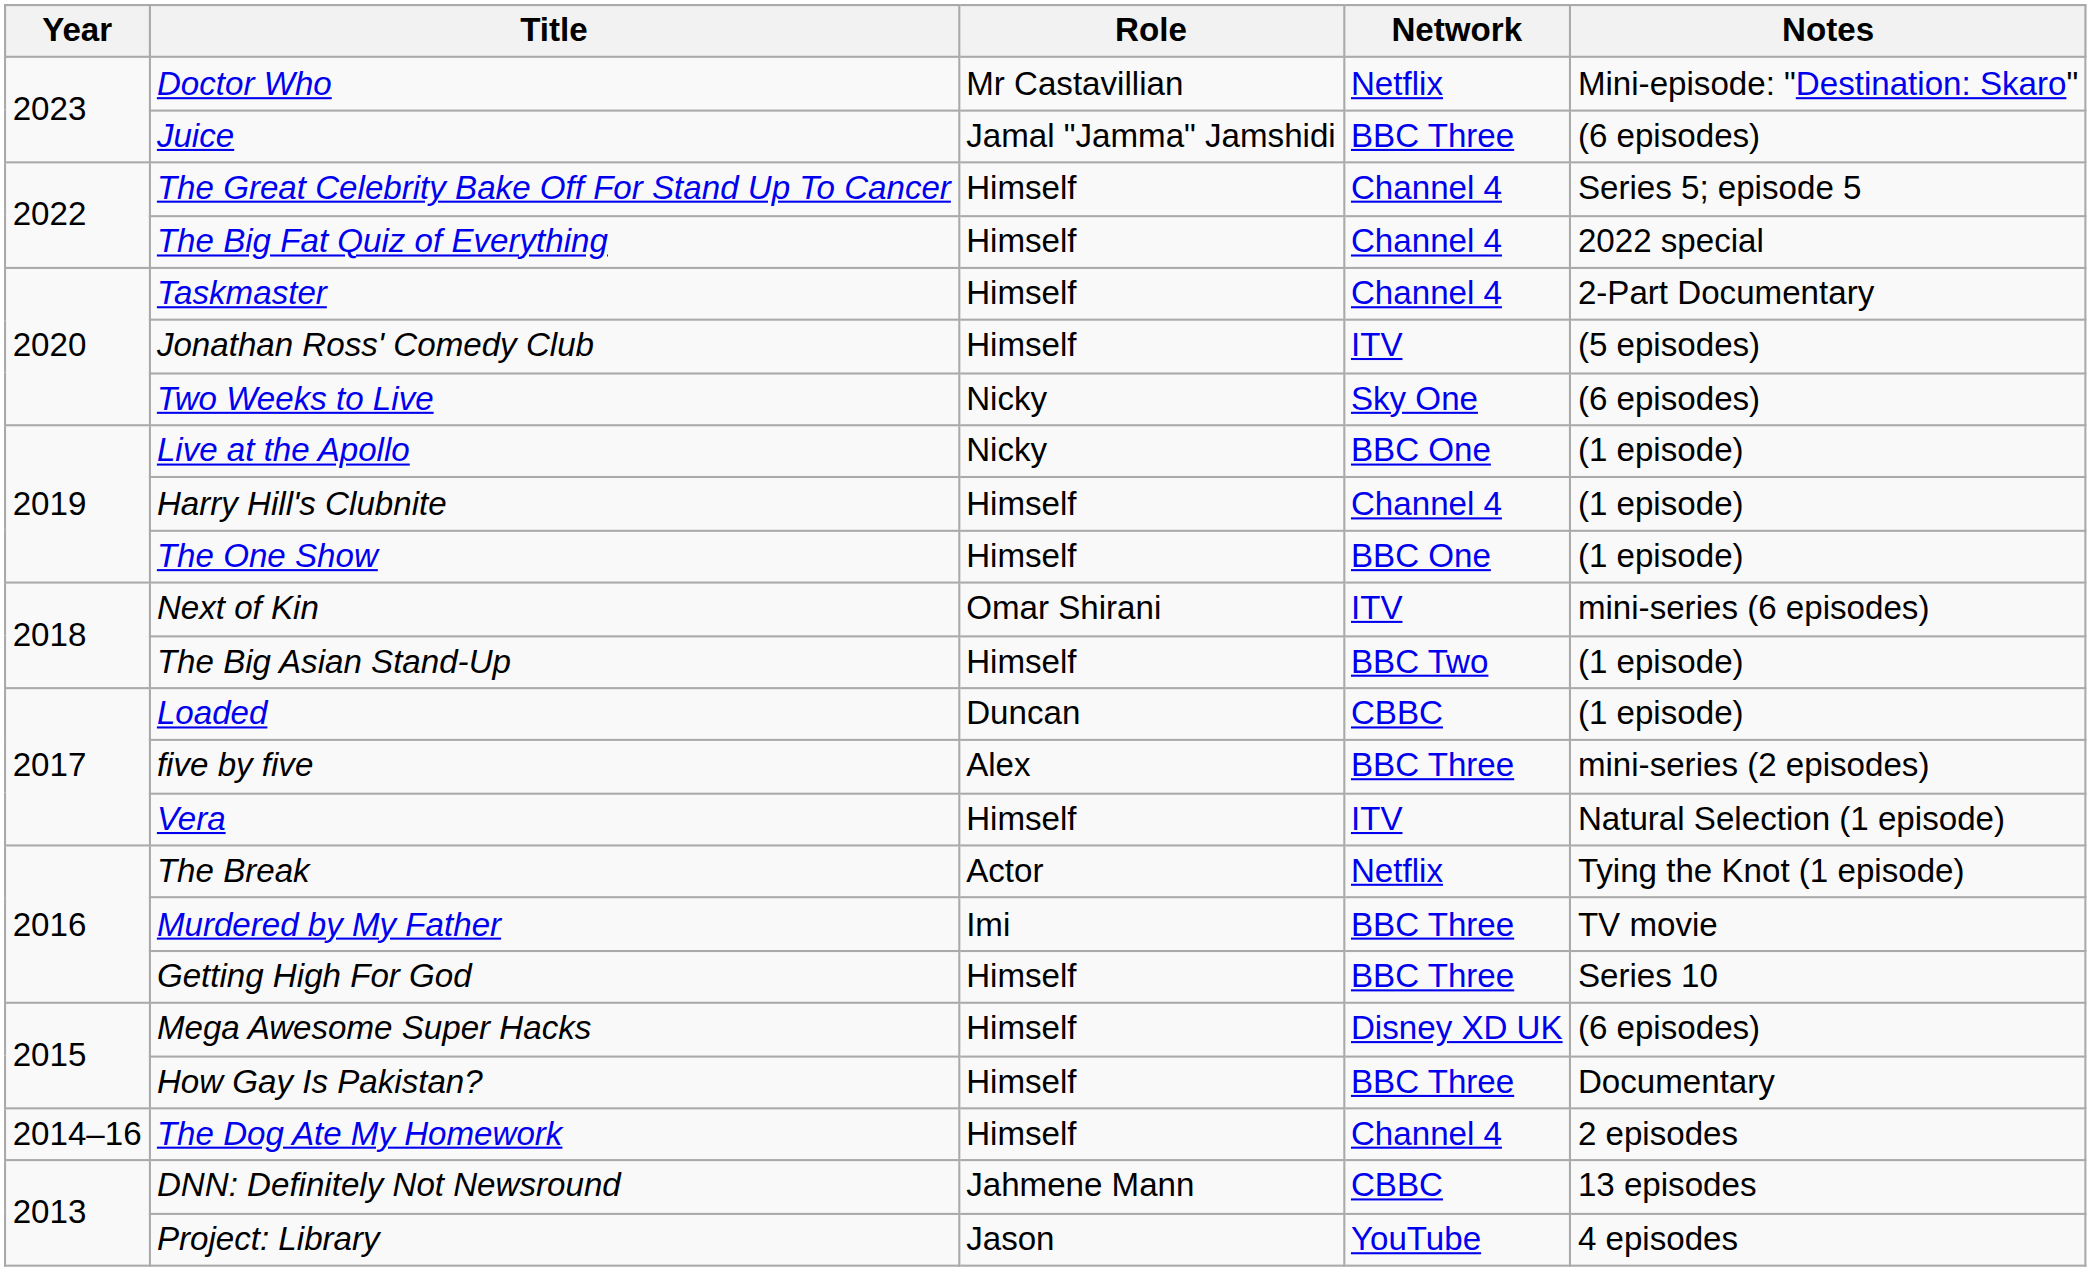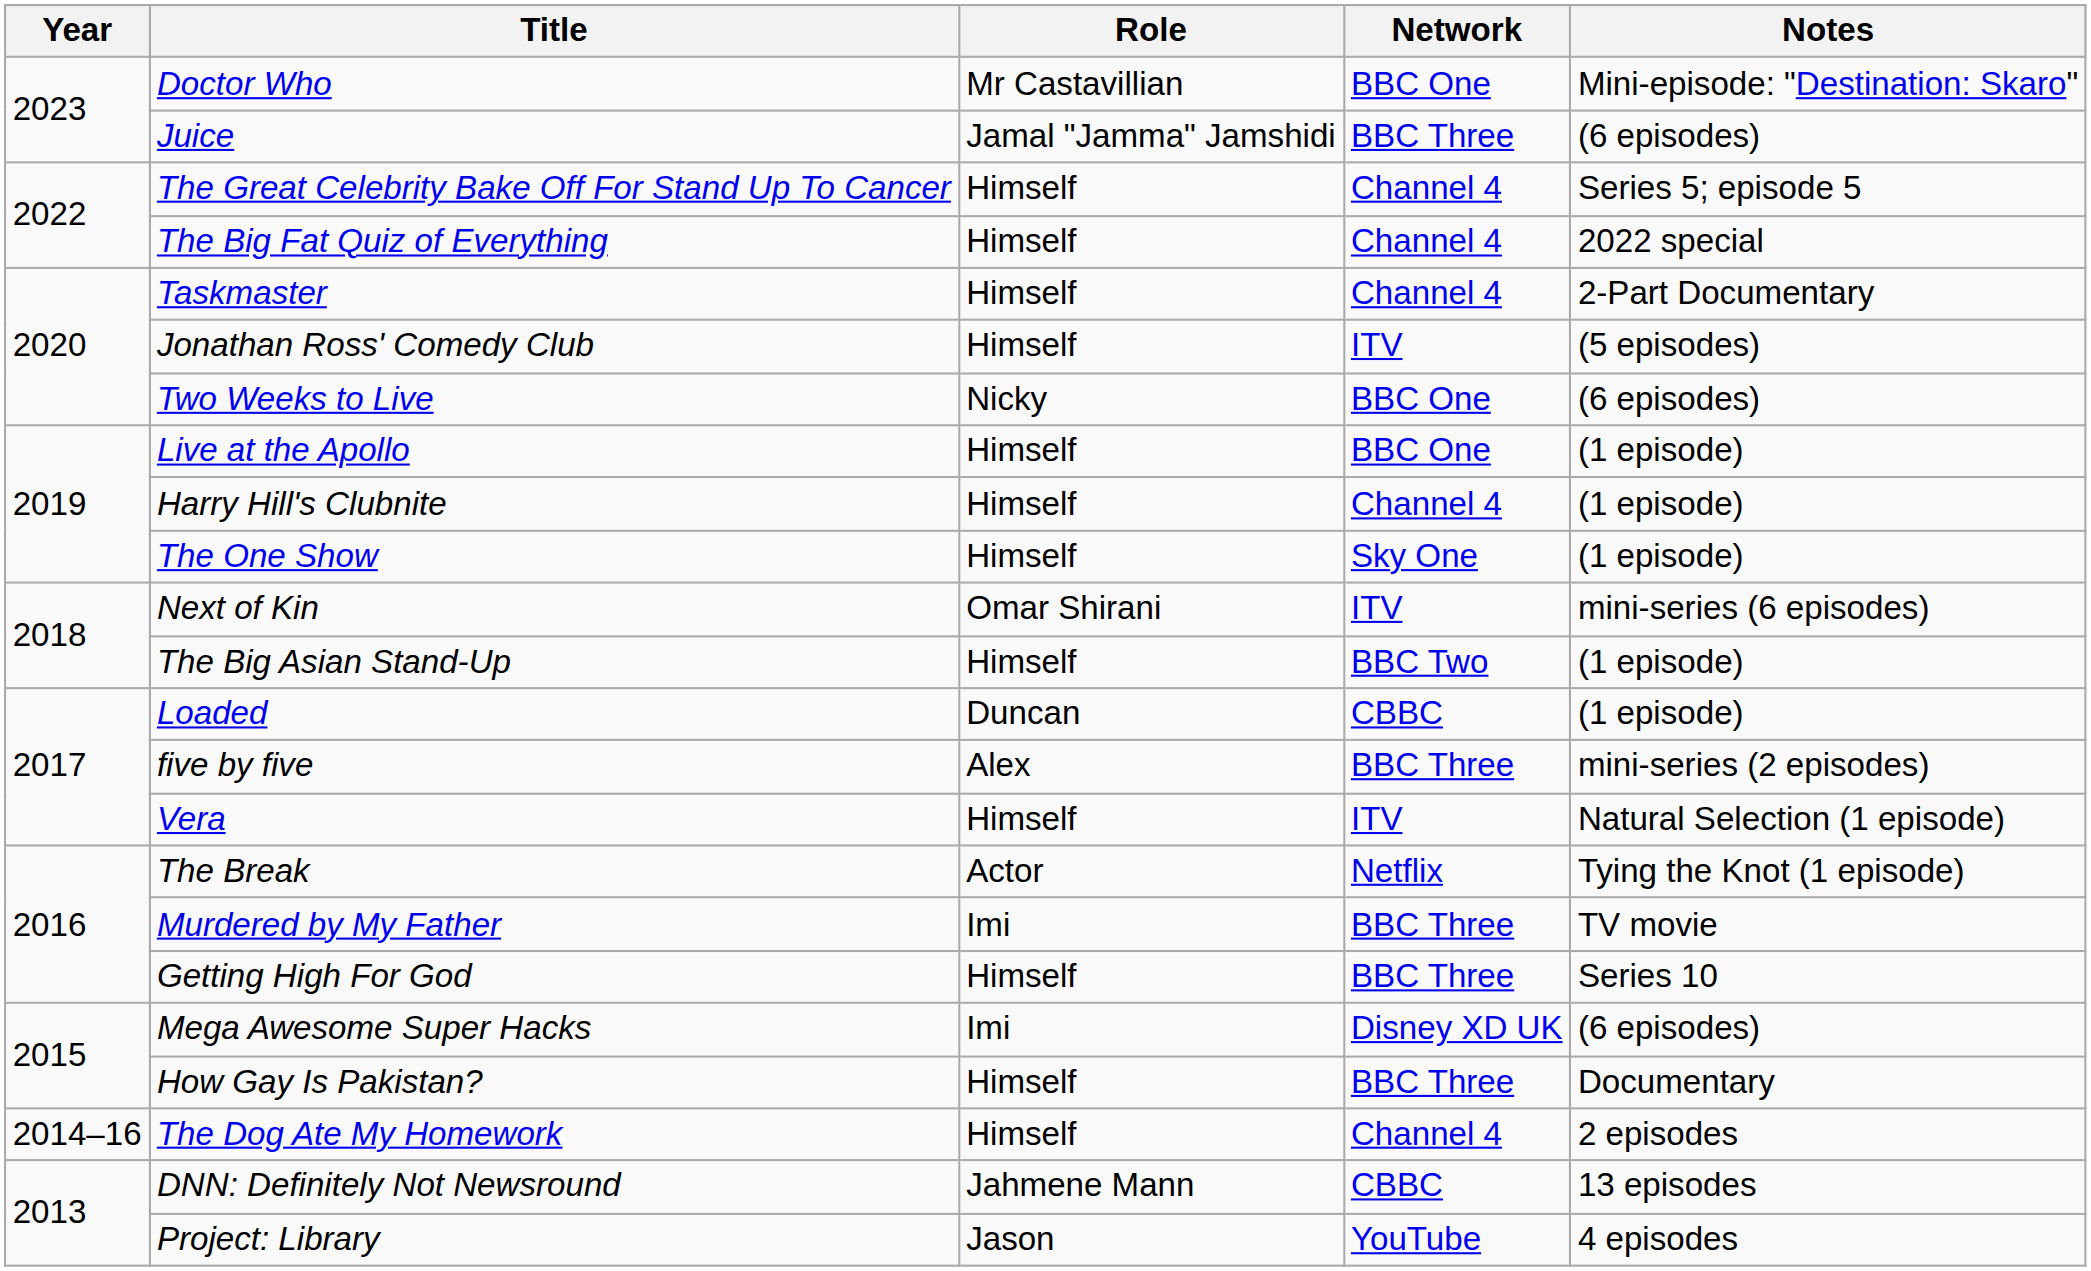(1397, 83) Netflix -> (1421, 83) BBC One
(1414, 398) Sky One -> (1421, 398) BBC One
(1007, 450) Nicky -> (1021, 450) Himself
(1421, 556) BBC One -> (1414, 556) Sky One
(1021, 1028) Himself -> (988, 1028) Imi
